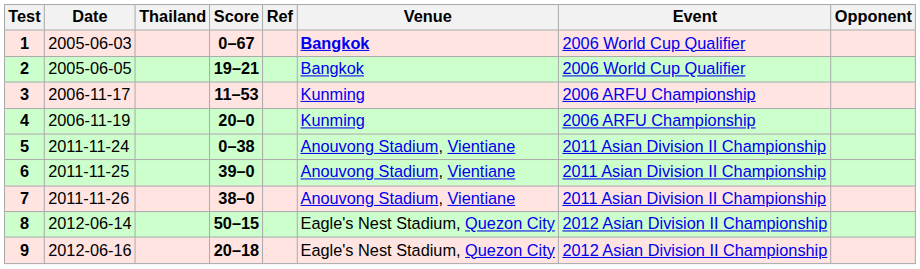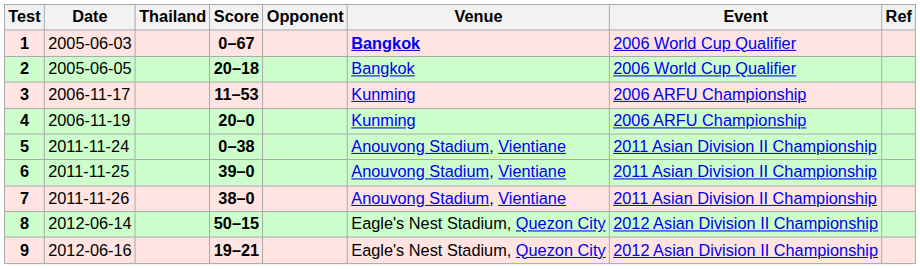columns swapped: (873, 17) <-> (280, 17)
(236, 69) 19–21 -> (236, 69) 20–18
(236, 250) 20–18 -> (236, 250) 19–21
